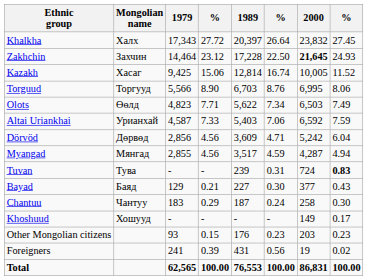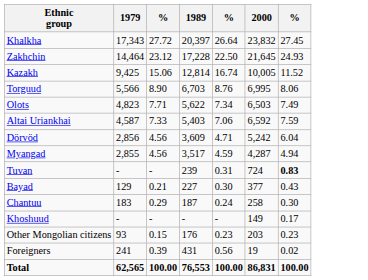- column: (140, 18)
(314, 56) bold -> (262, 56) normal
